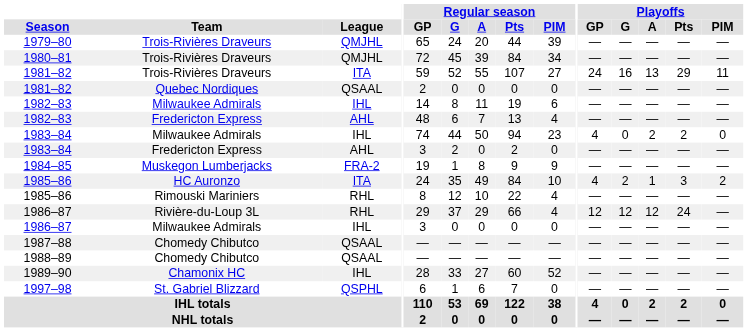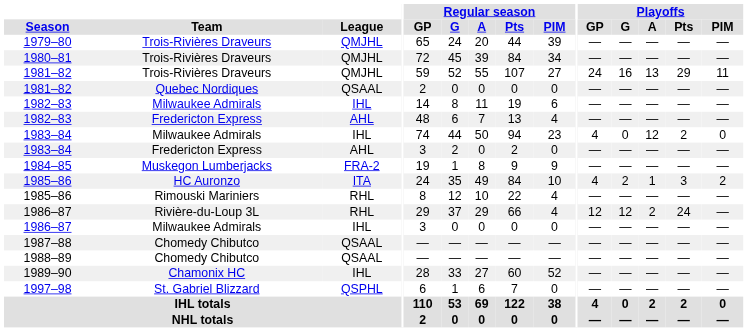(362, 73) ITA -> (362, 73) QMJHL
(652, 135) 2 -> (652, 135) 12
(652, 212) 12 -> (652, 212) 2
